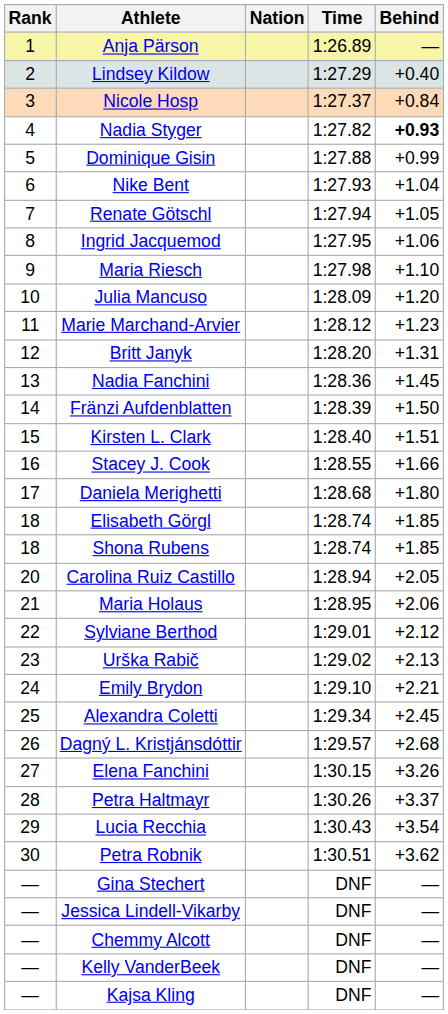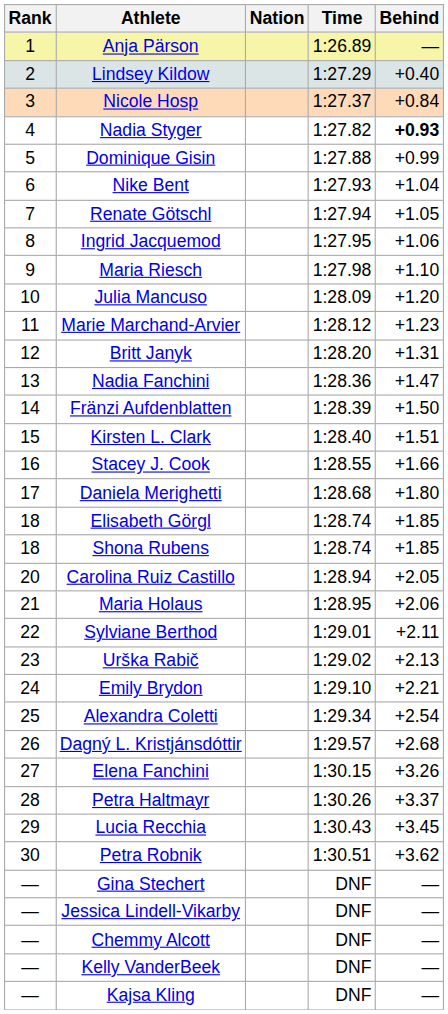(417, 381) +1.45 -> (417, 381) +1.47
(417, 632) +2.12 -> (418, 632) +2.11
(417, 716) +2.45 -> (417, 716) +2.54
(417, 827) +3.54 -> (417, 827) +3.45
